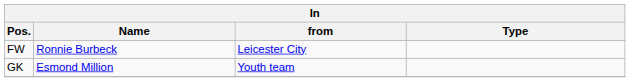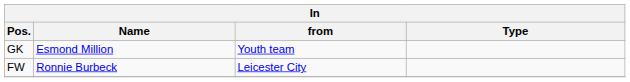rows swapped: (16, 49) <-> (15, 67)
